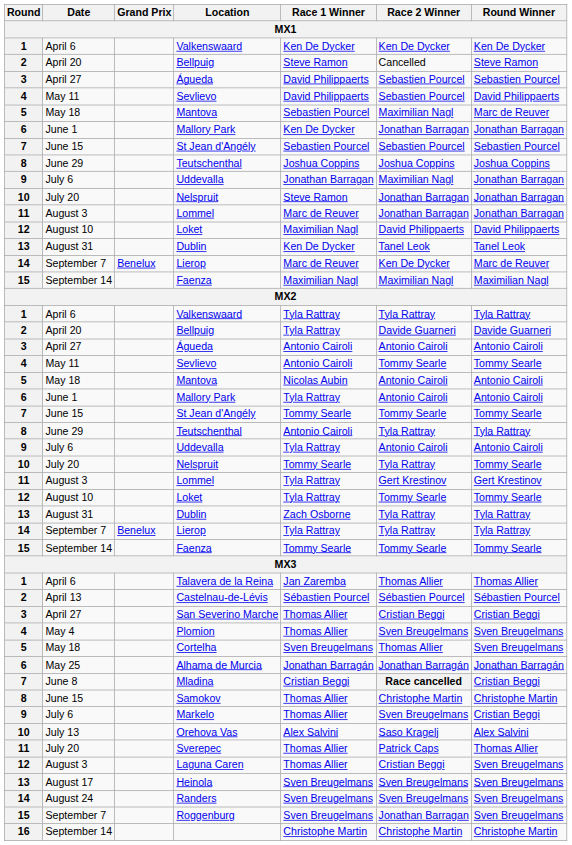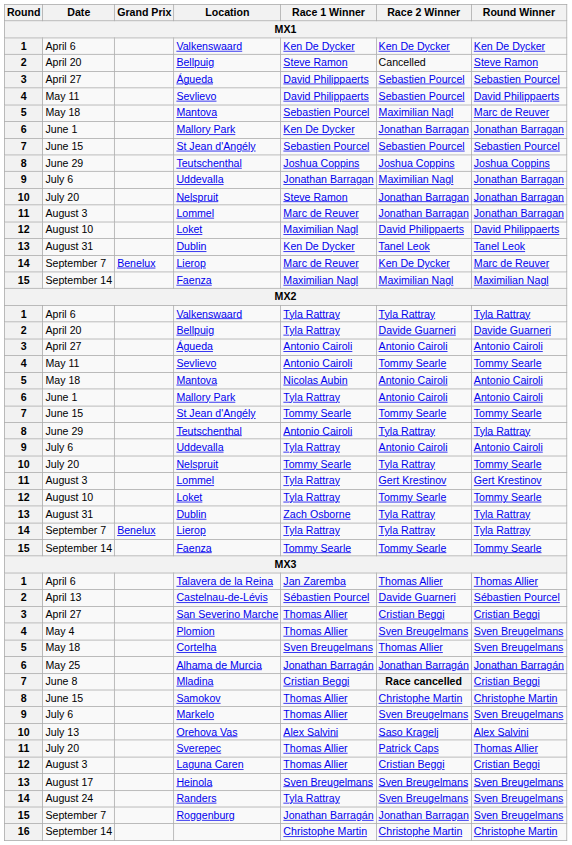(422, 598) Sébastien Pourcel -> (417, 598) Davide Guarneri
(507, 715) Cristian Beggi -> (519, 715) Sven Breugelmans
(519, 765) Sven Breugelmans -> (507, 765) Cristian Beggi
(328, 798) Sven Breugelmans -> (312, 798) Tyla Rattray
(328, 815) Sven Breugelmans -> (328, 815) Jonathan Barragán
